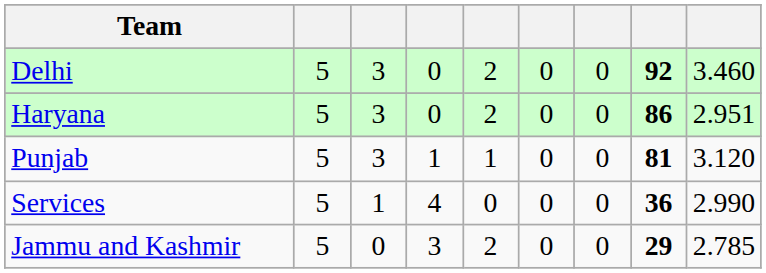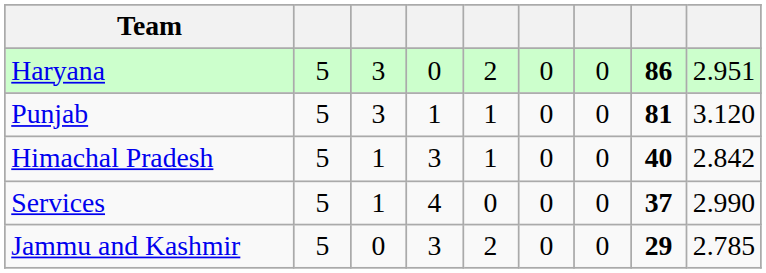- row: (42, 70)
+ row: (112, 158)
(658, 202) 36 -> (658, 202) 37
